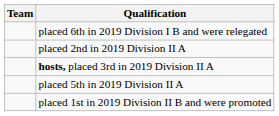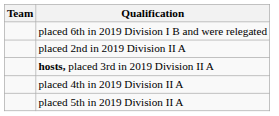+ row: (111, 84)
- row: (155, 102)
